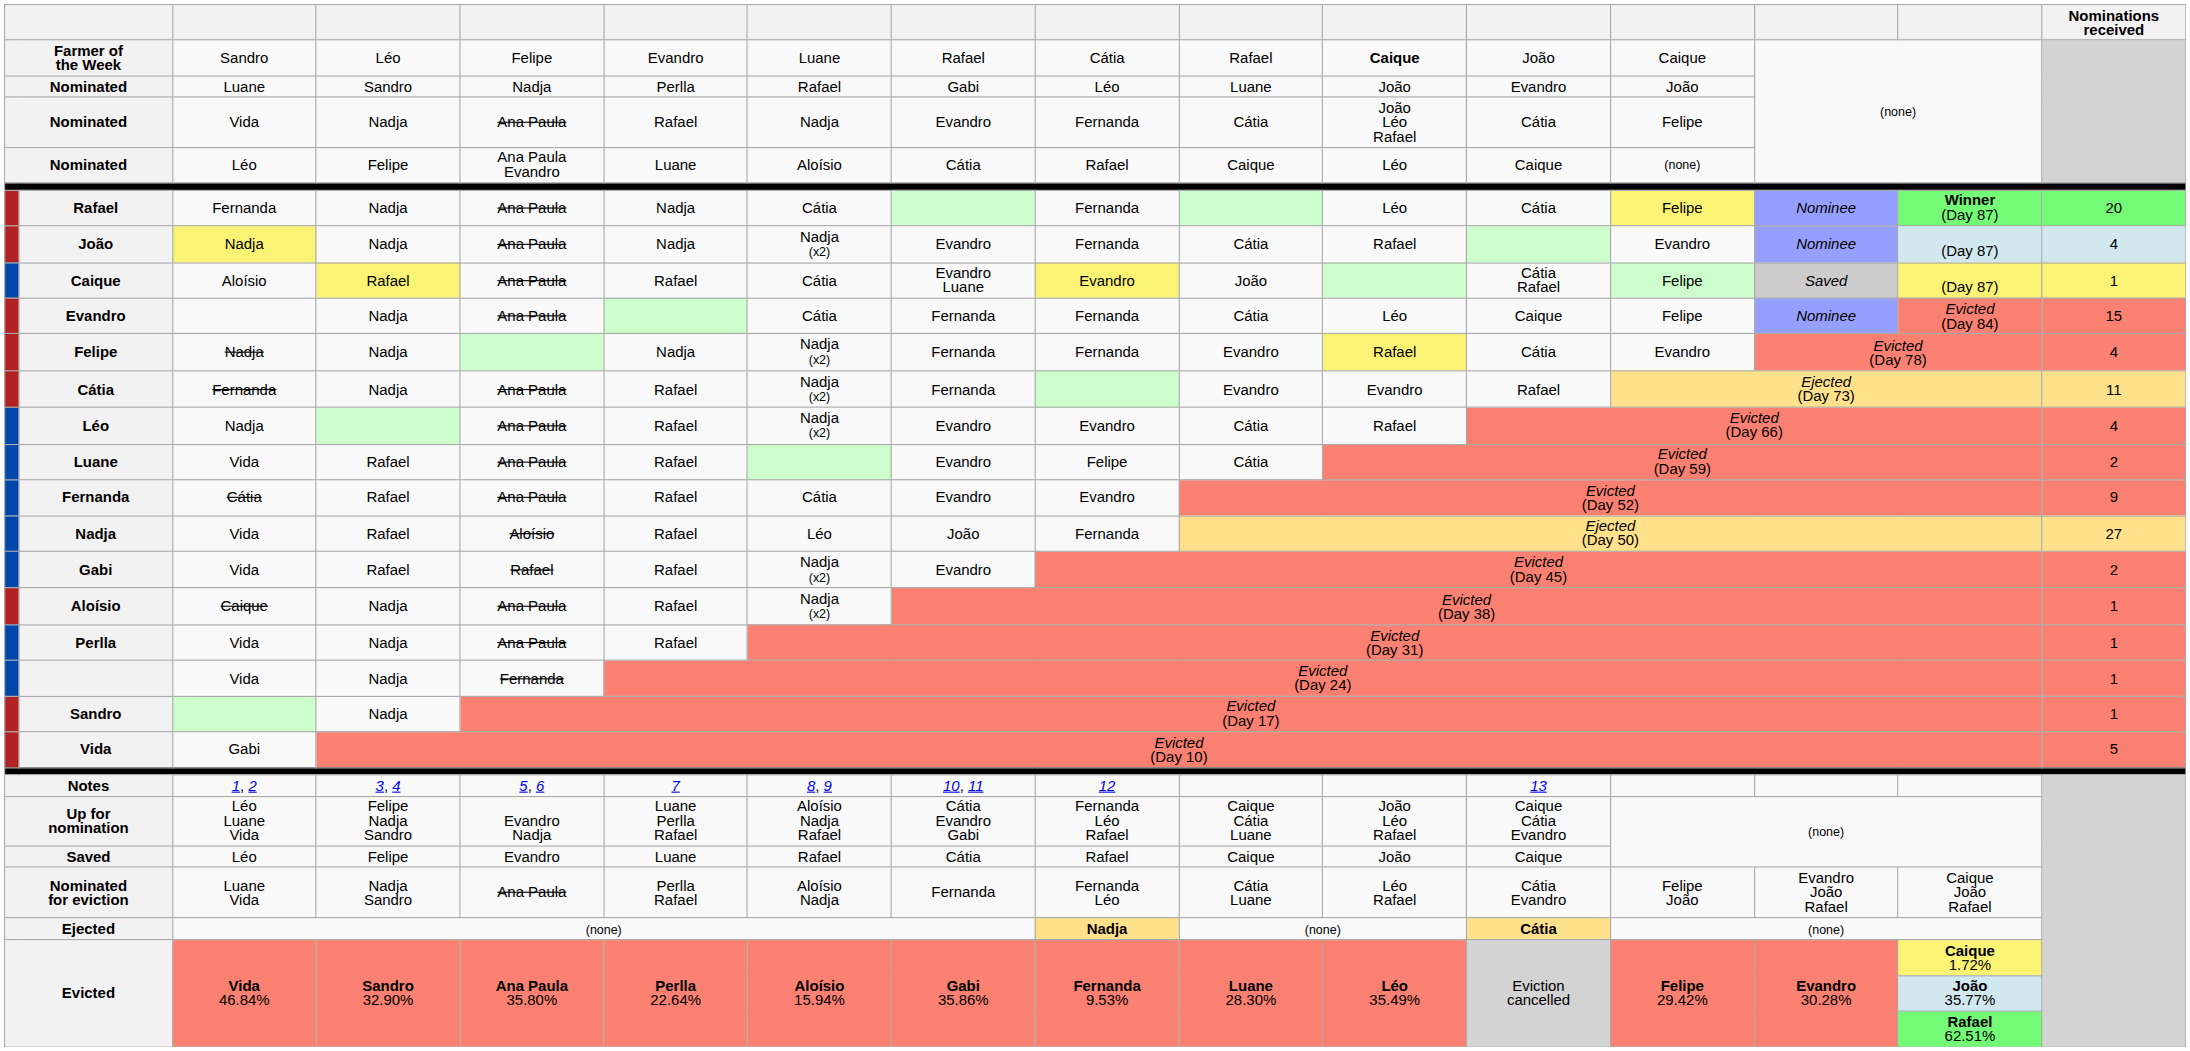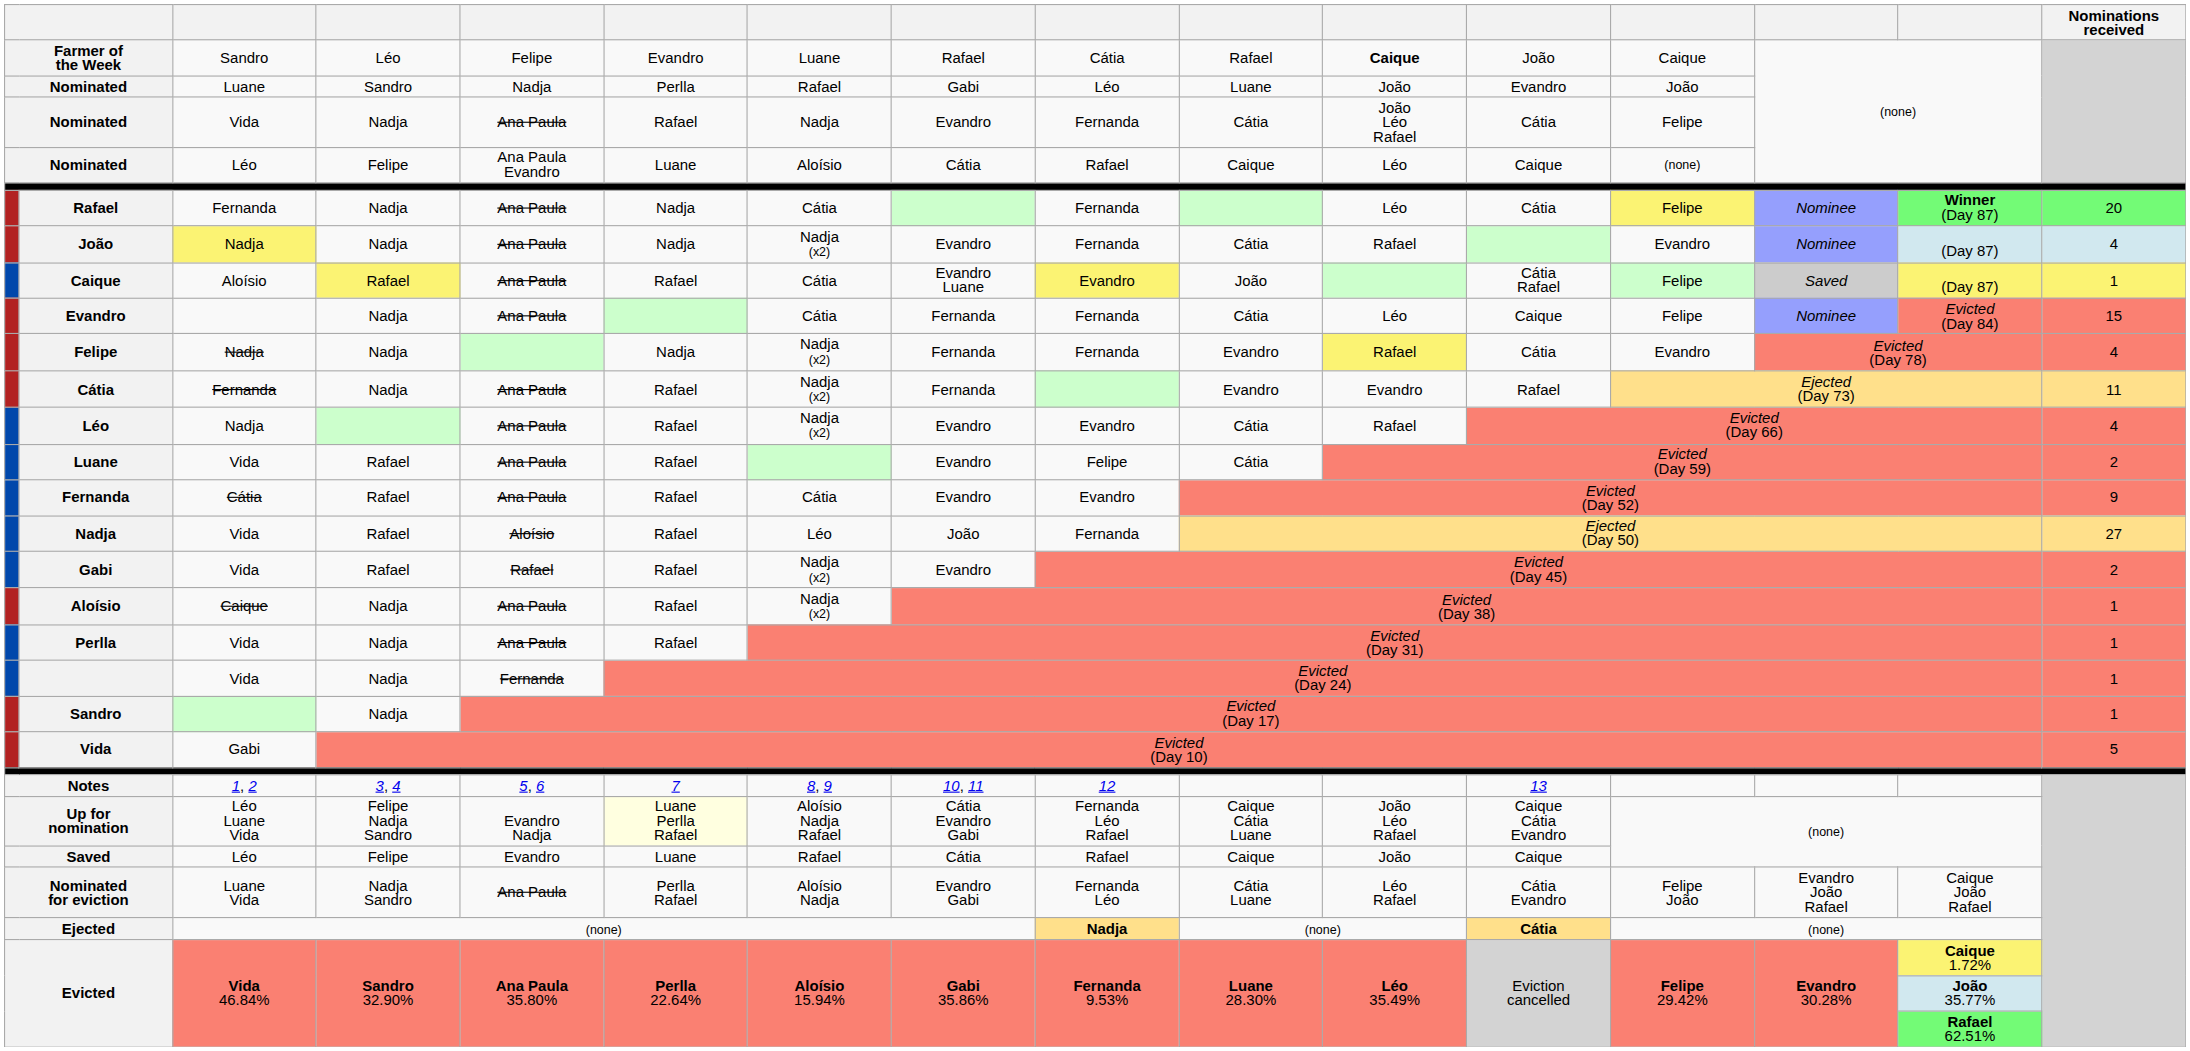(676, 821) no background -> (676, 821) lightyellow background
(963, 892) Fernanda -> (963, 892) Evandro Gabi
